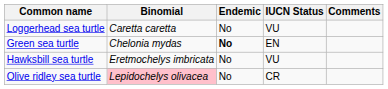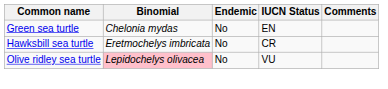- row: (56, 28)
(225, 44) bold -> (221, 28) normal
(272, 60) VU -> (269, 44) CR
(273, 76) CR -> (268, 60) VU
